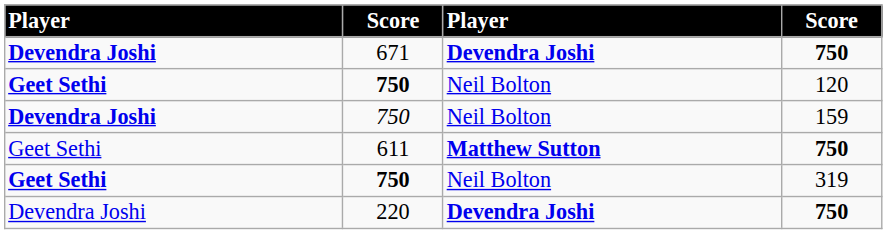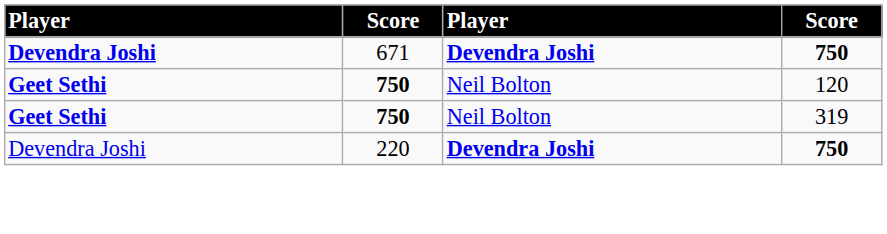- row: (393, 116)
- row: (393, 148)
